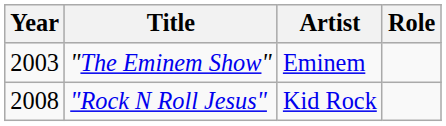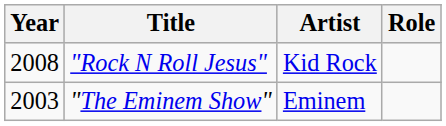rows swapped: (171, 62) <-> (169, 100)
